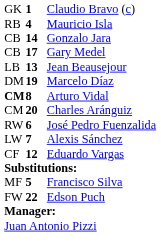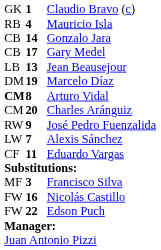(29, 124) 6 -> (29, 124) 9
(32, 153) 12 -> (31, 153) 11
(29, 182) 5 -> (29, 182) 3
+ row: (86, 197)
